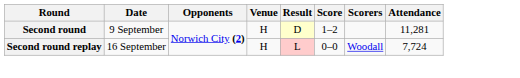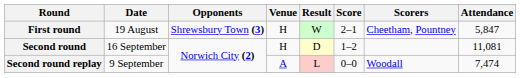+ row: (54, 30)
(136, 30) 9 September -> (136, 47) 16 September
(414, 30) 11,281 -> (487, 47) 11,081
(136, 47) 16 September -> (136, 64) 9 September
(264, 47) H -> (283, 64) A
(414, 47) 7,724 -> (487, 64) 7,474
